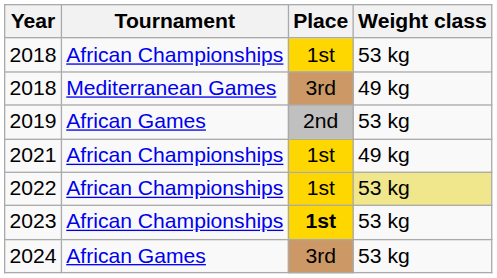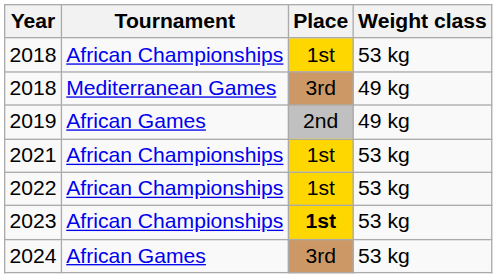(384, 121) 53 kg -> (384, 121) 49 kg
(384, 155) 49 kg -> (384, 155) 53 kg
(384, 188) khaki background -> (384, 188) no background
